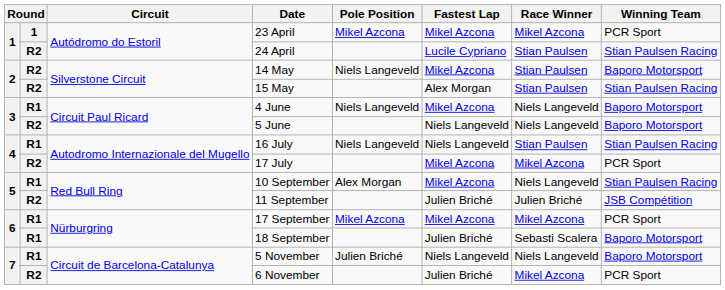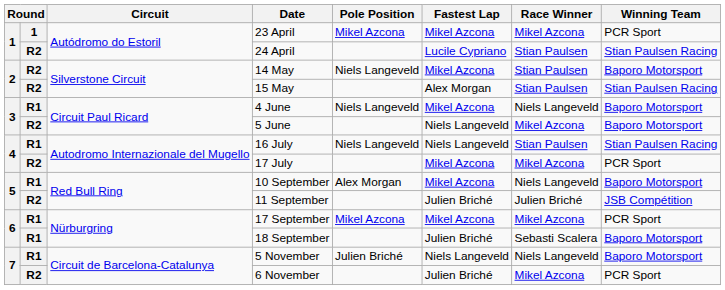(557, 125) Niels Langeveld -> (549, 125) Mikel Azcona
(661, 181) Stian Paulsen Racing -> (653, 181) Baporo Motorsport
